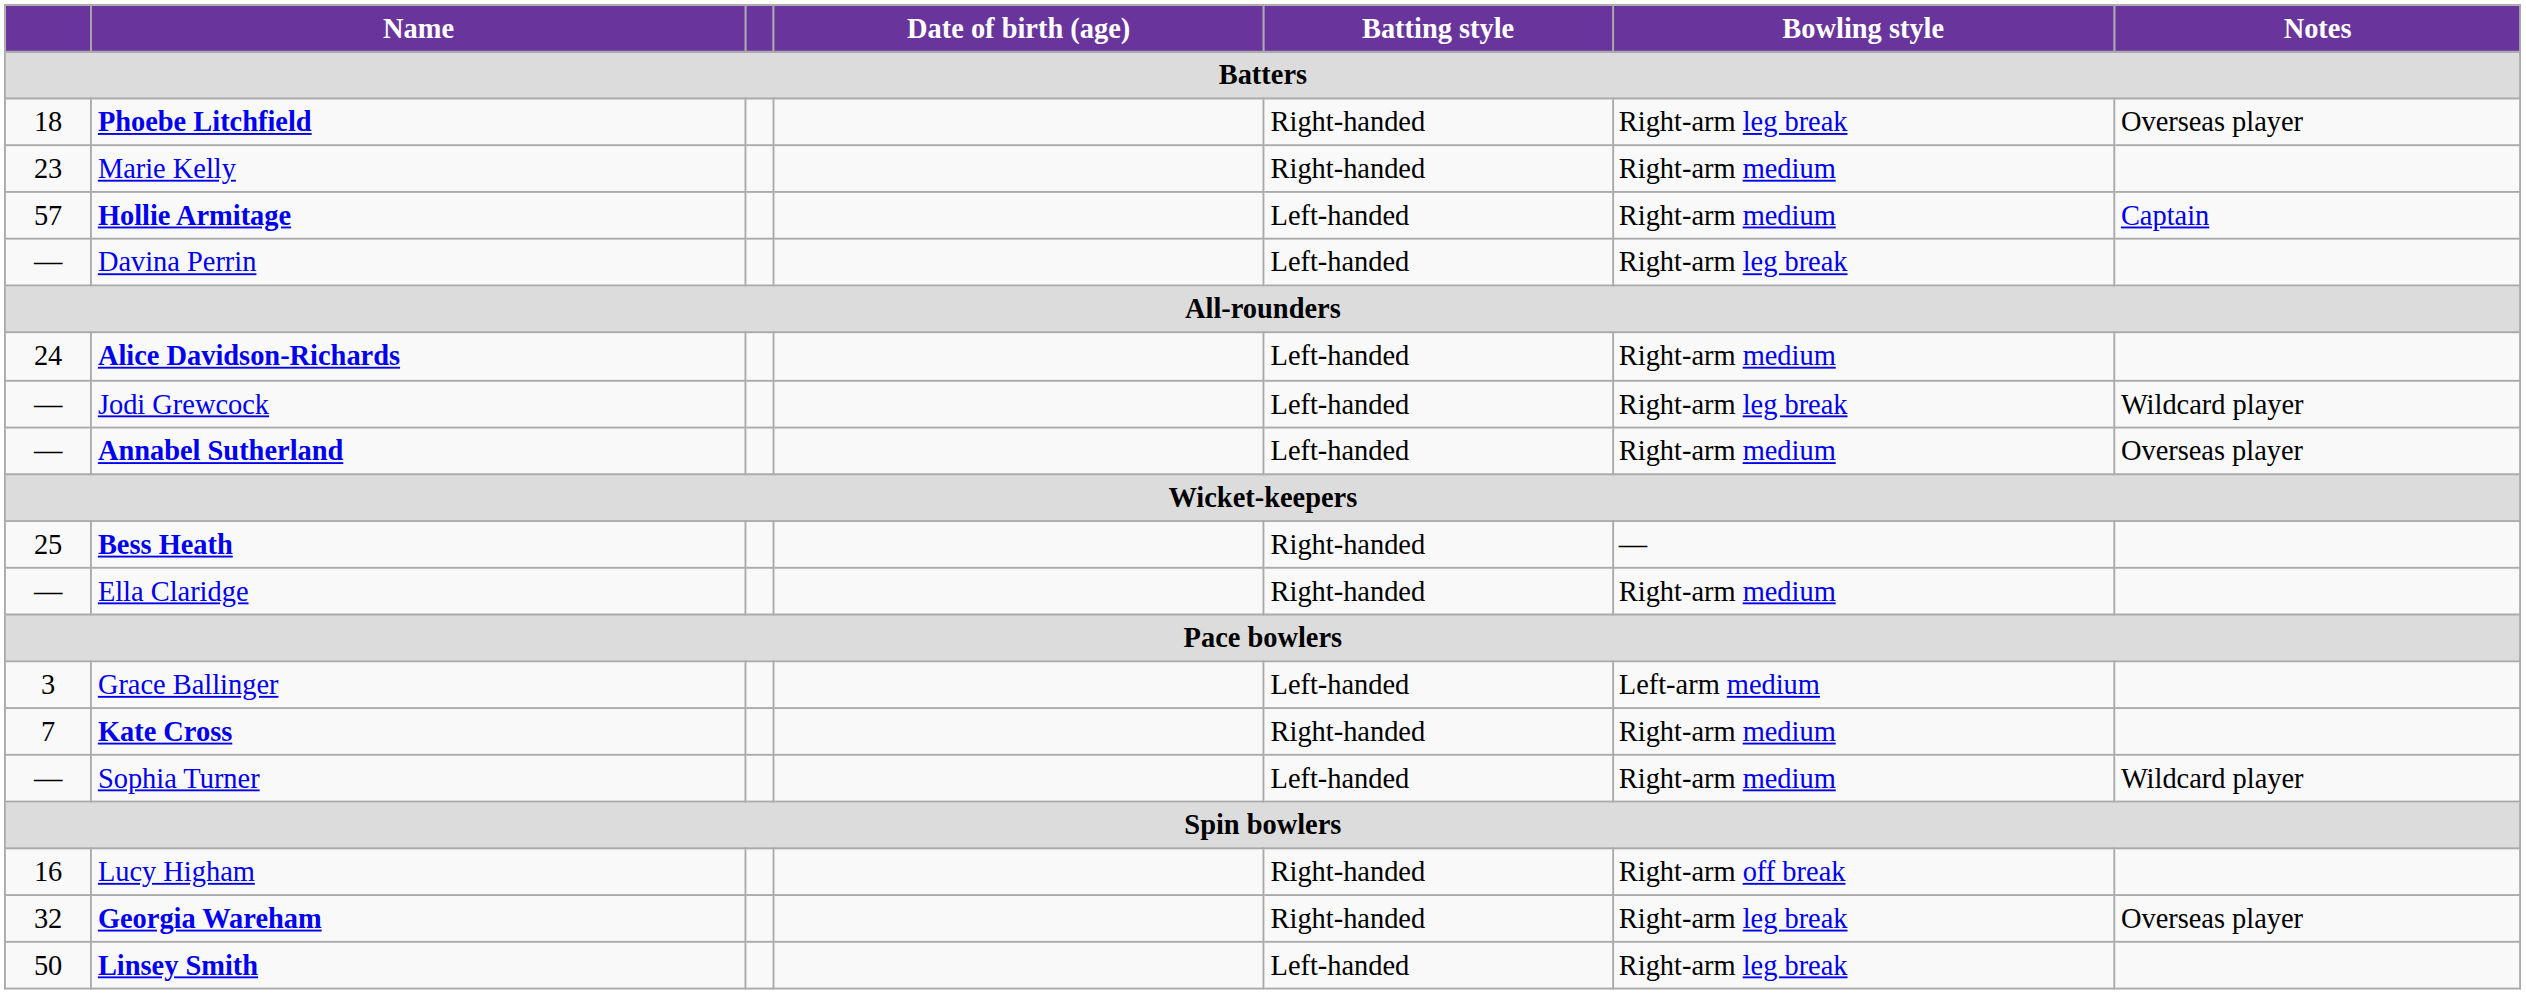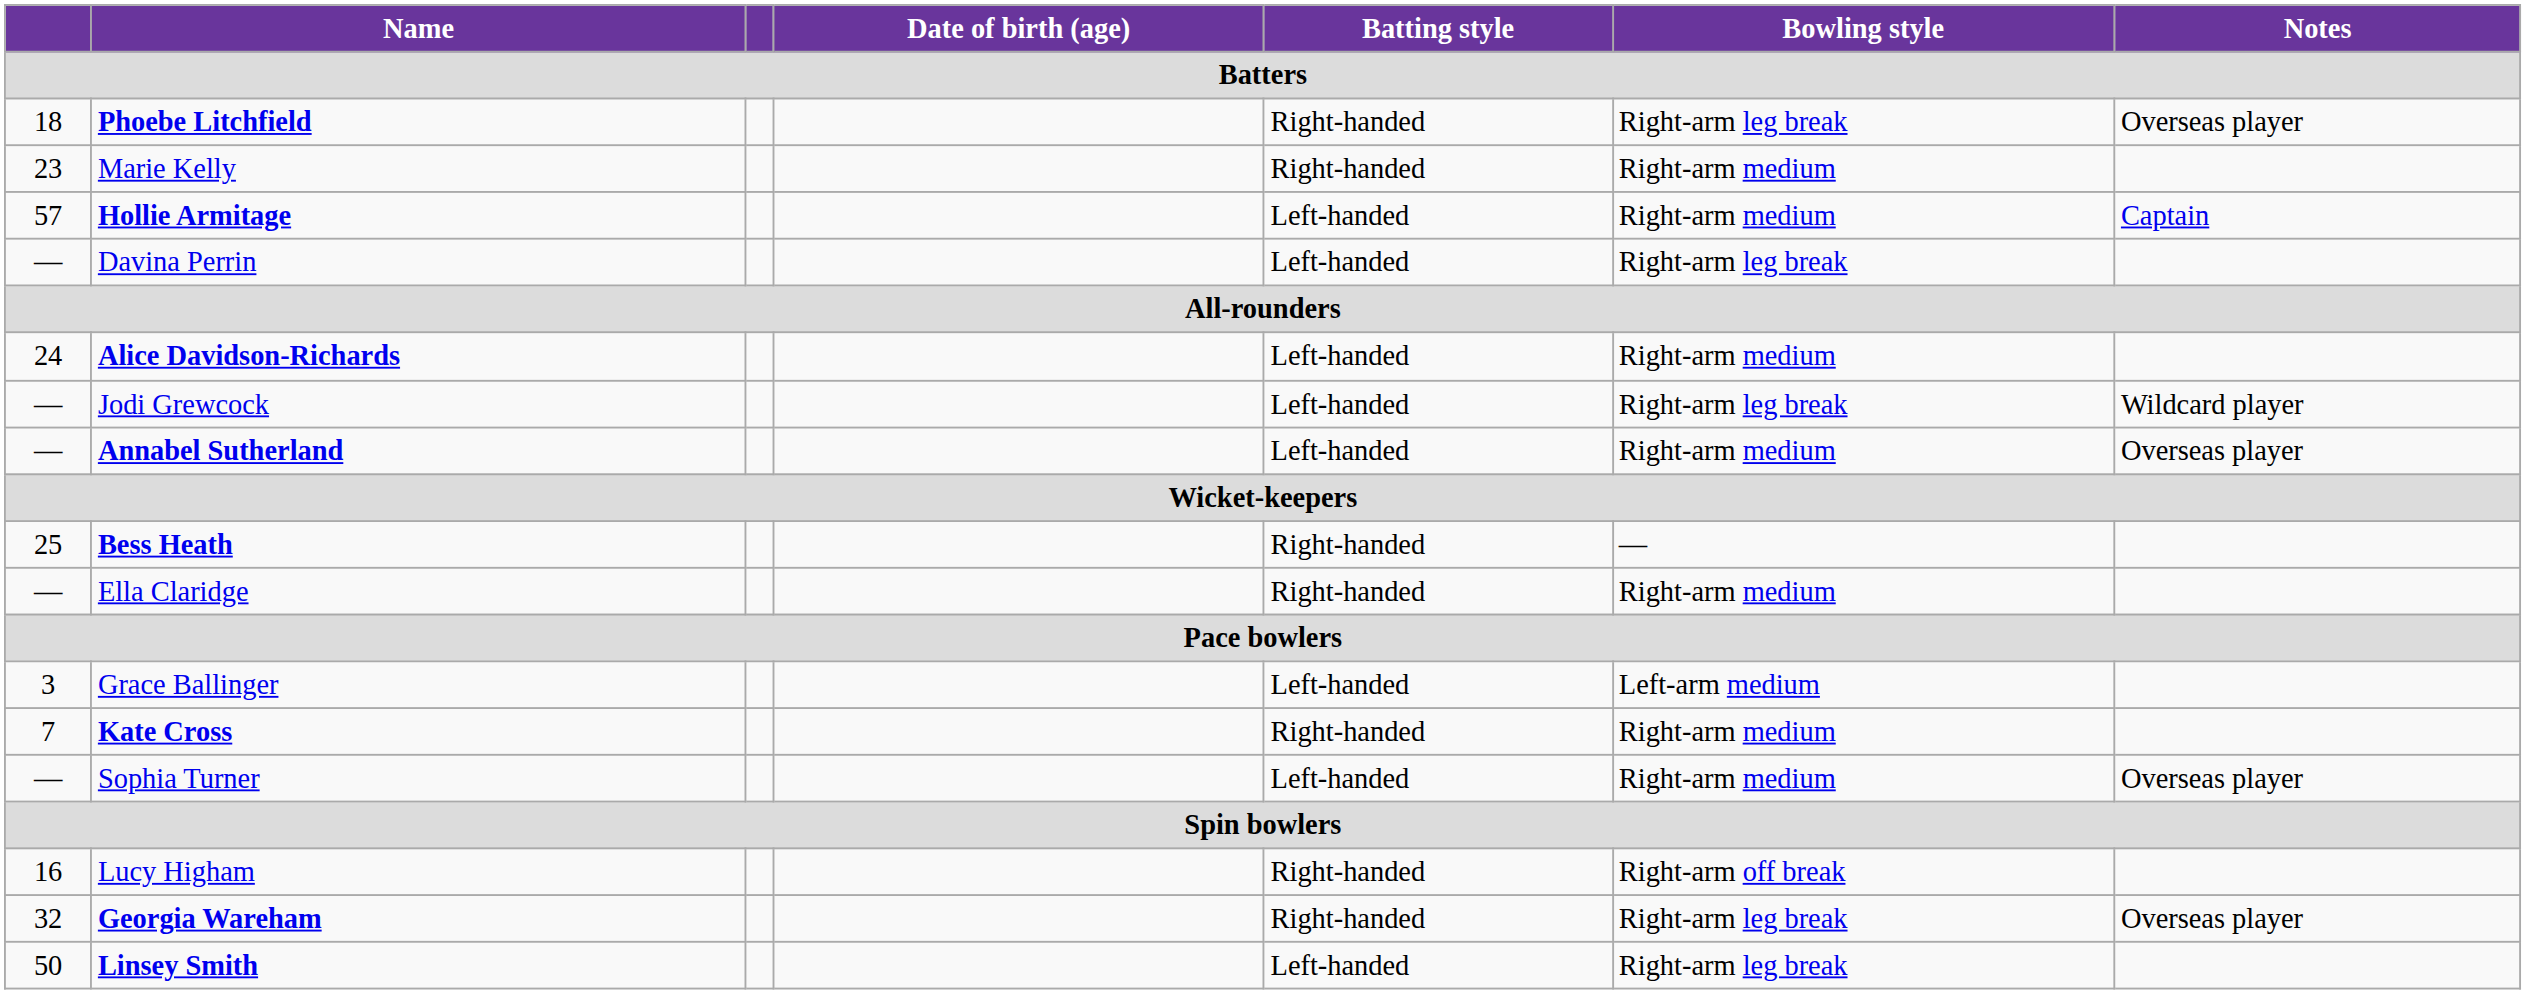(2212, 777) Wildcard player -> (2212, 777) Overseas player
